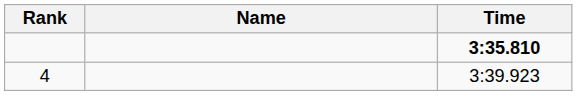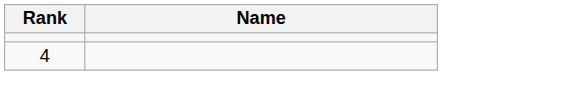- column: (505, 18)
